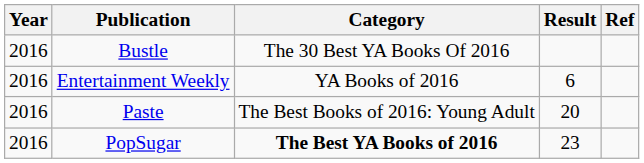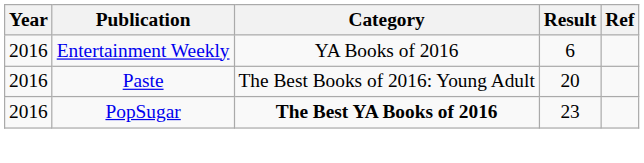- row: (143, 50)
